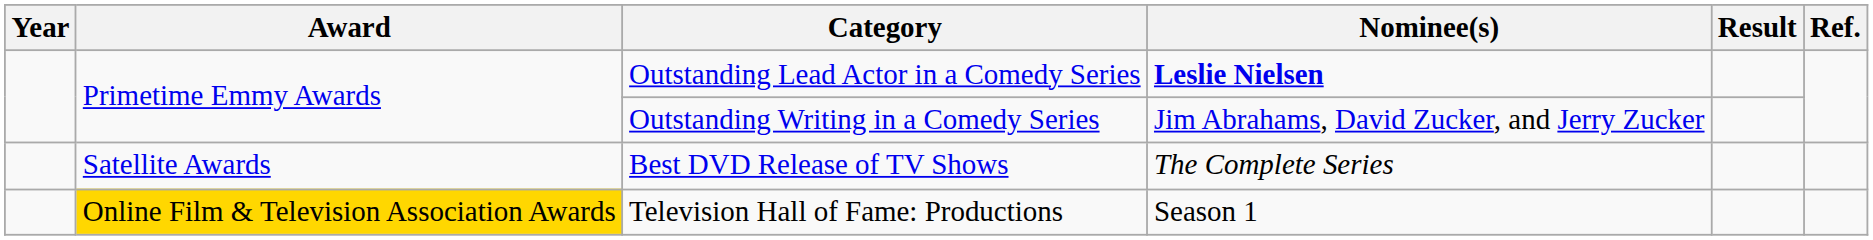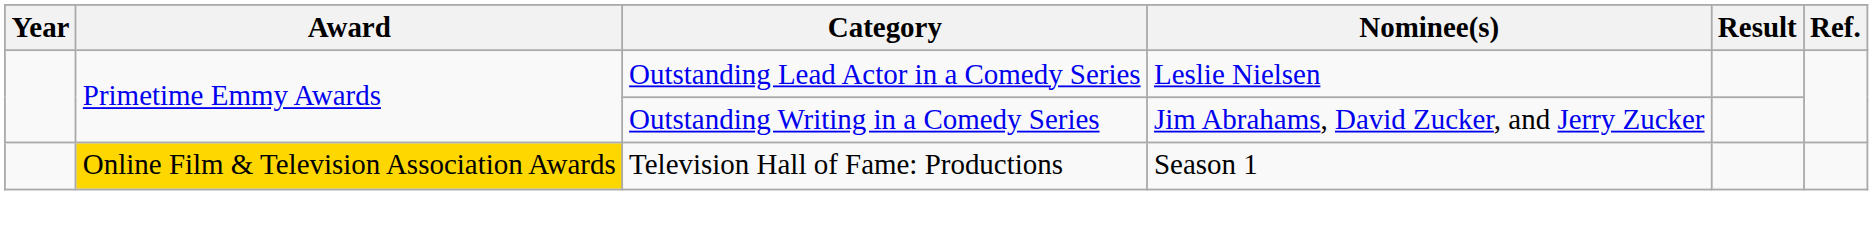(1239, 73) bold -> (1237, 73) normal
- row: (819, 165)
